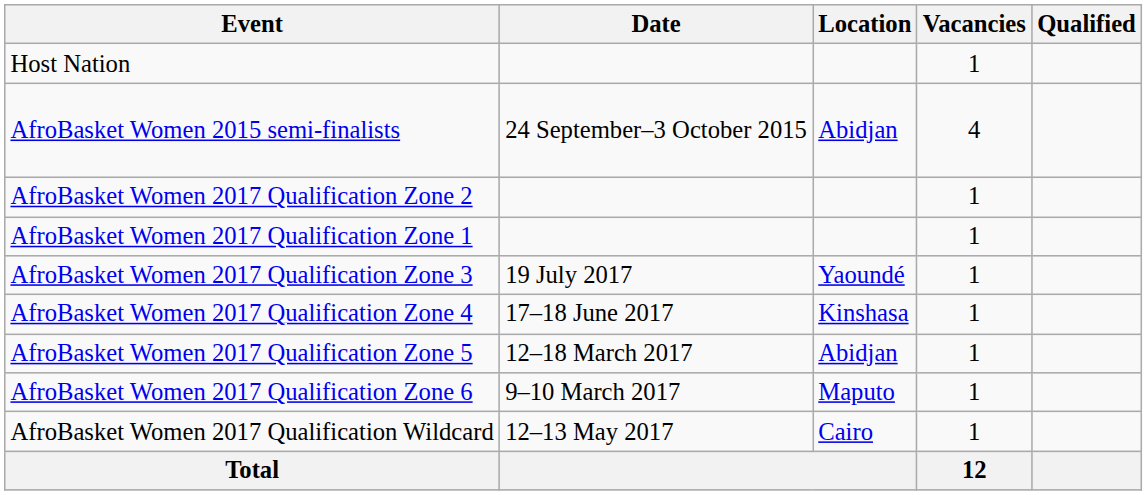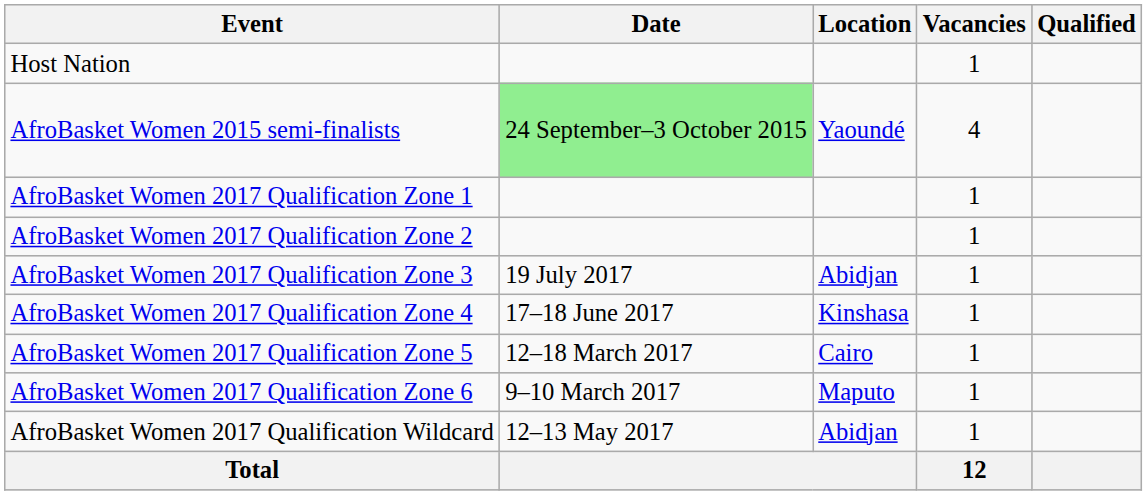(656, 129) no background -> (656, 129) lightgreen background
(858, 129) Abidjan -> (861, 129) Yaoundé
rows swapped: (242, 235) <-> (242, 196)
(861, 274) Yaoundé -> (858, 274) Abidjan
(858, 353) Abidjan -> (846, 353) Cairo
(846, 431) Cairo -> (858, 431) Abidjan
